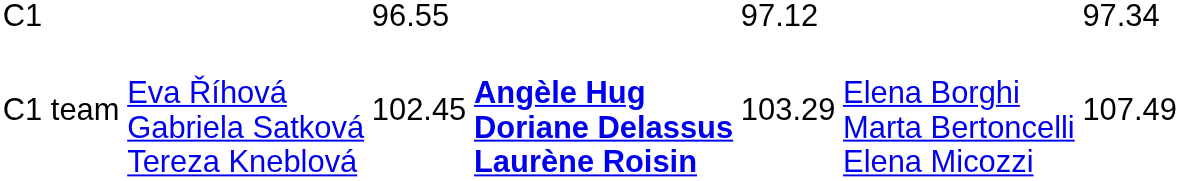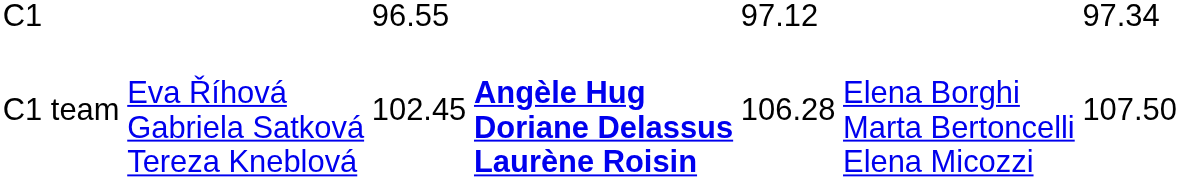(788, 110) 103.29 -> (788, 110) 106.28
(1130, 110) 107.49 -> (1130, 110) 107.50
